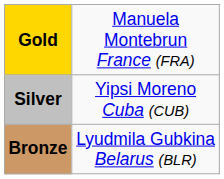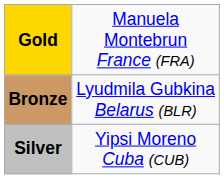rows swapped: (38, 99) <-> (38, 148)
